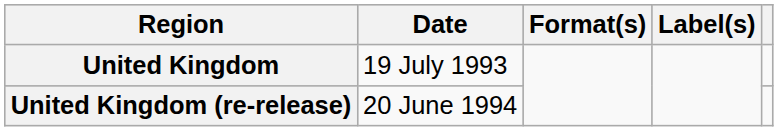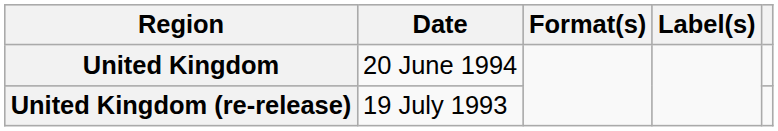(435, 65) 19 July 1993 -> (440, 65) 20 June 1994
(440, 105) 20 June 1994 -> (435, 105) 19 July 1993
